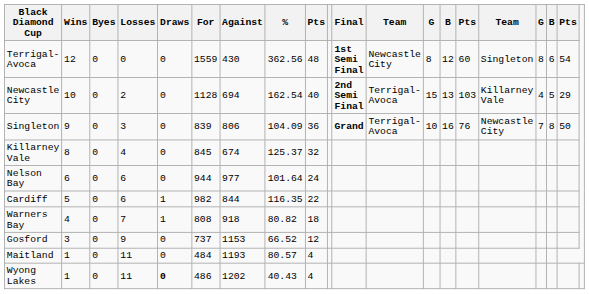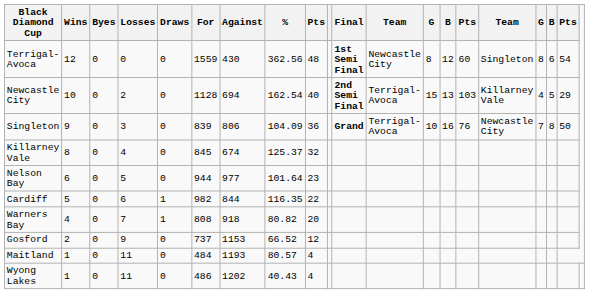(123, 178) 6 -> (123, 178) 5
(313, 178) 24 -> (313, 178) 23
(313, 220) 18 -> (313, 220) 20
(67, 240) 3 -> (67, 240) 2
(163, 276) bold -> (163, 276) normal
